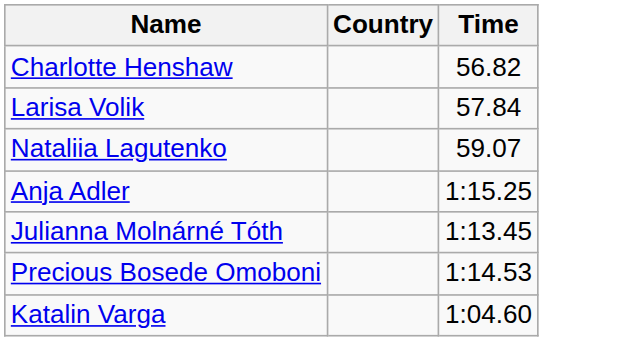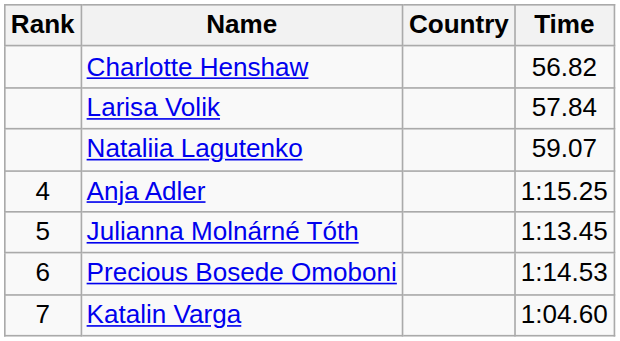+ column: (43, 25)
